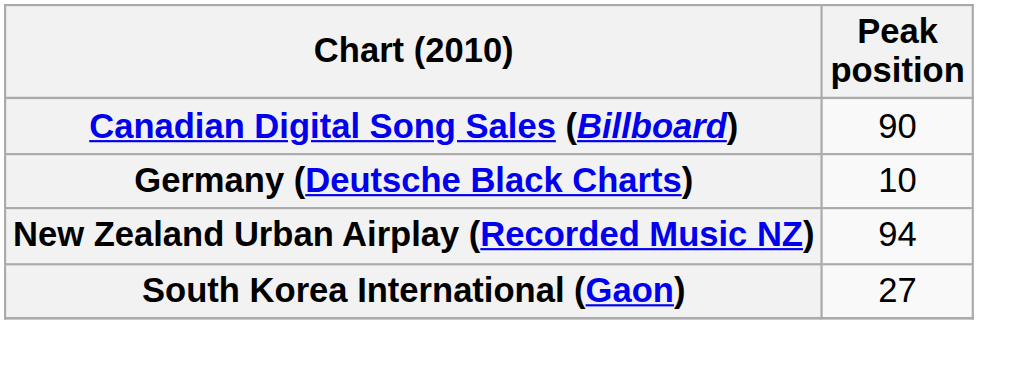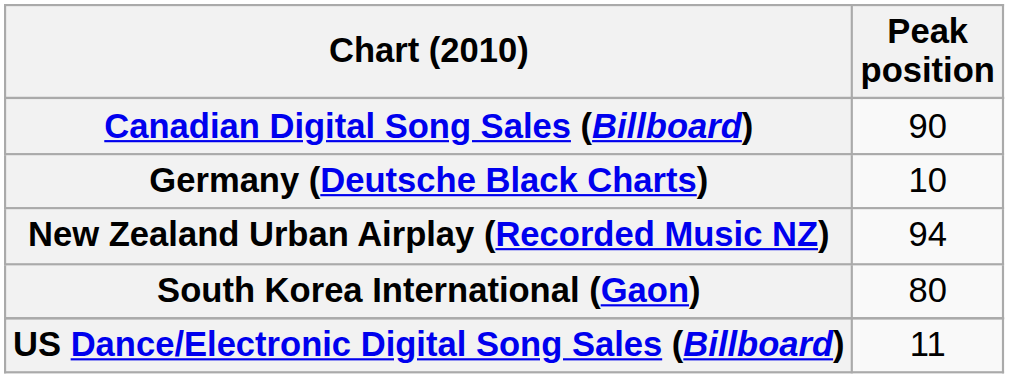(898, 290) 27 -> (928, 290) 80
+ row: (429, 344)
